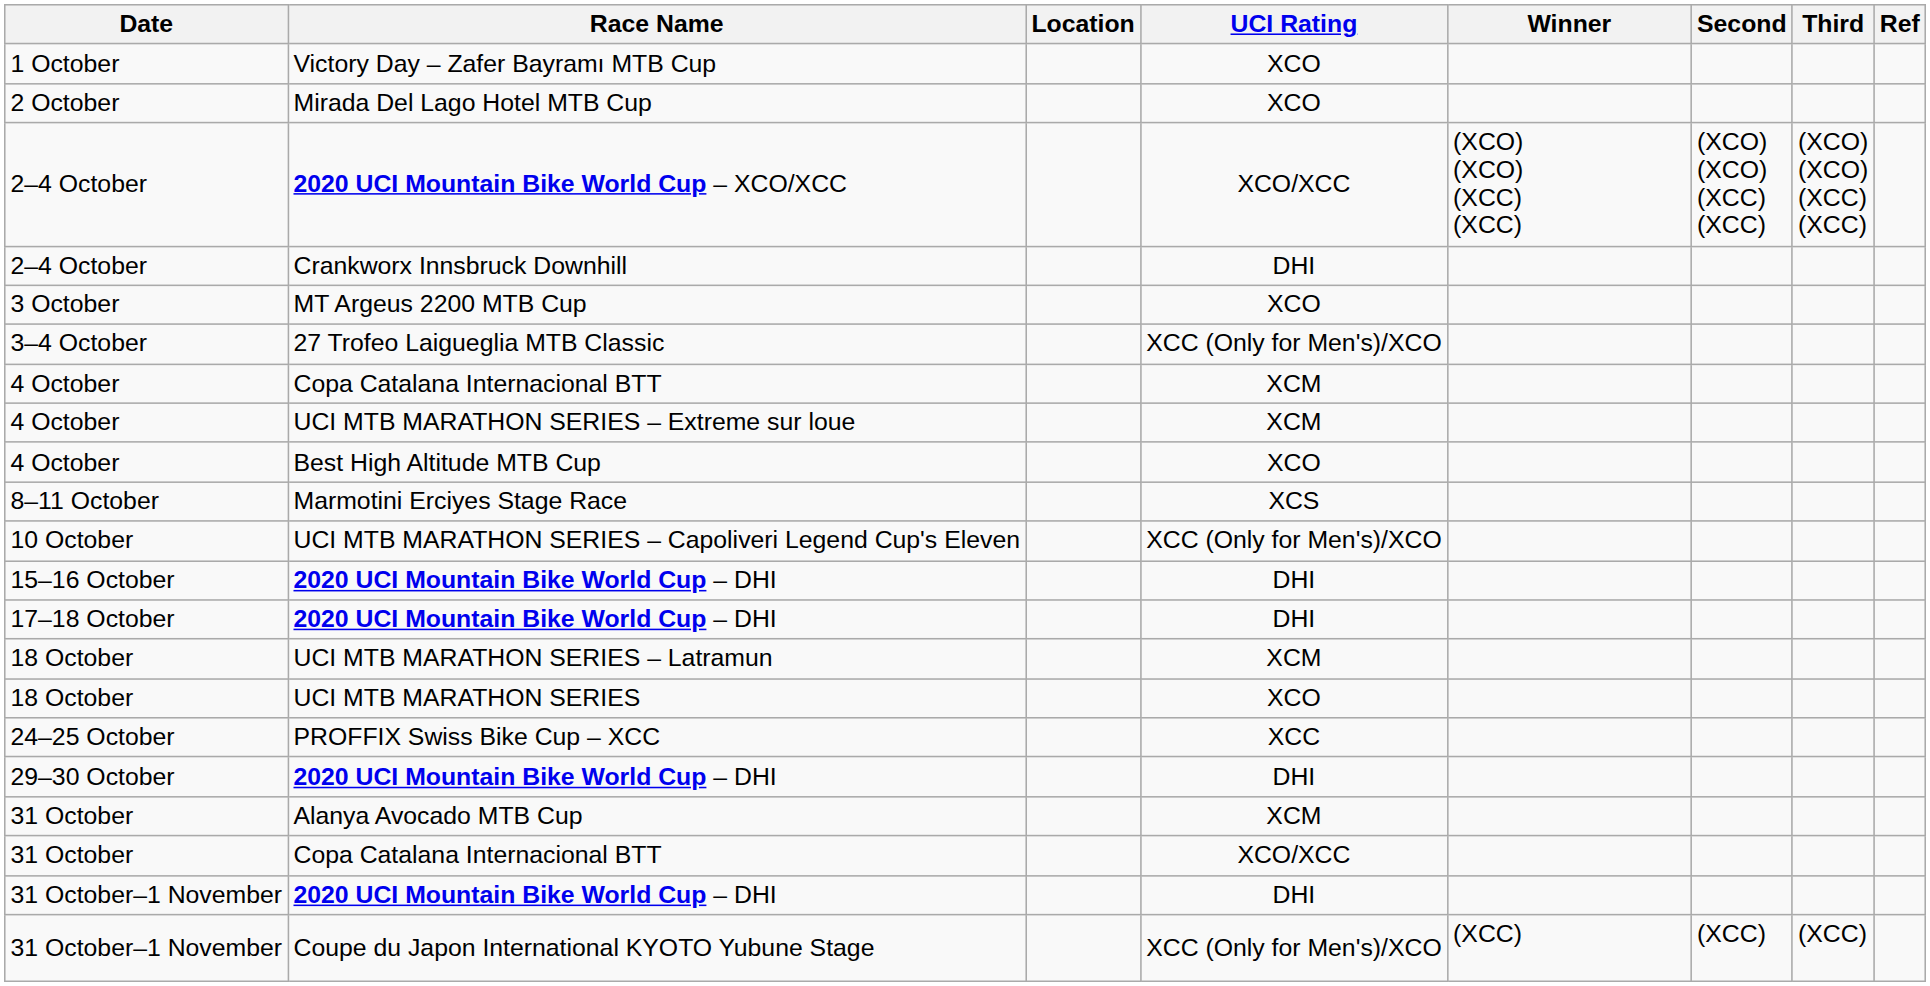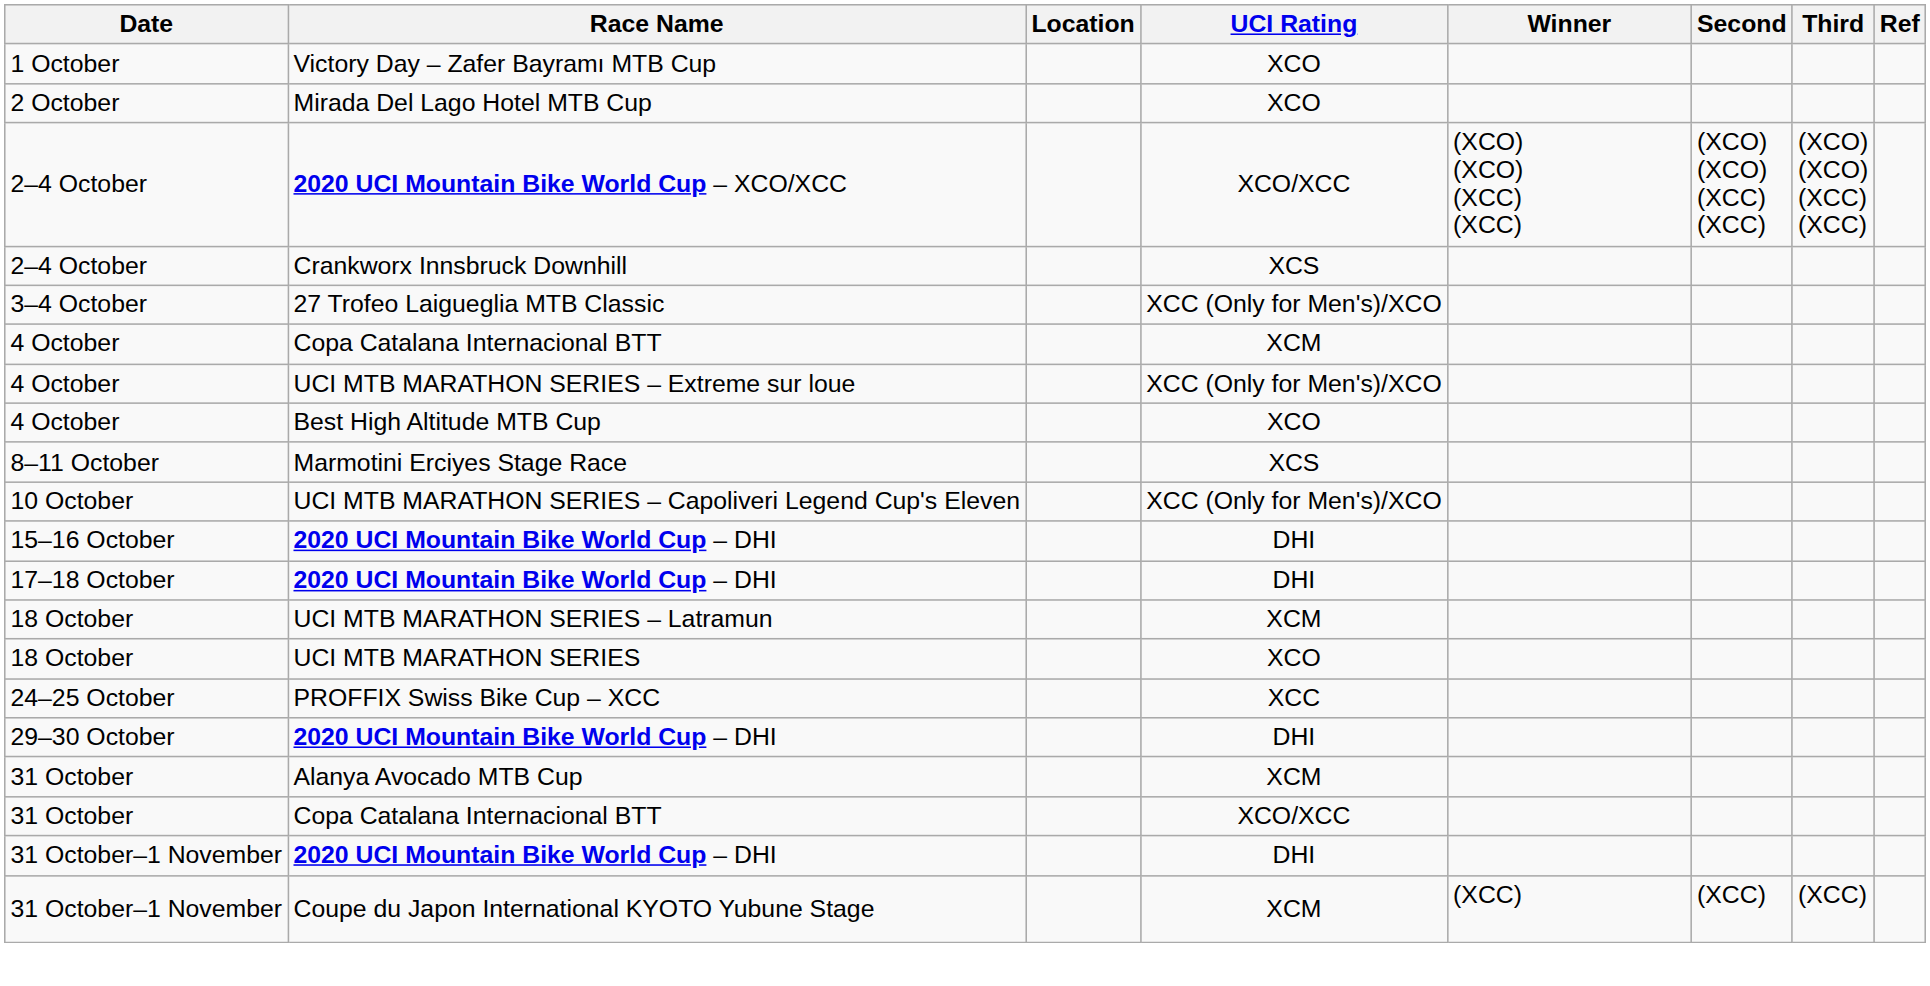(1294, 265) DHI -> (1294, 265) XCS
- row: (65, 304)
(1294, 422) XCM -> (1294, 383) XCC (Only for Men's)/XCO
(1294, 947) XCC (Only for Men's)/XCO -> (1294, 908) XCM
